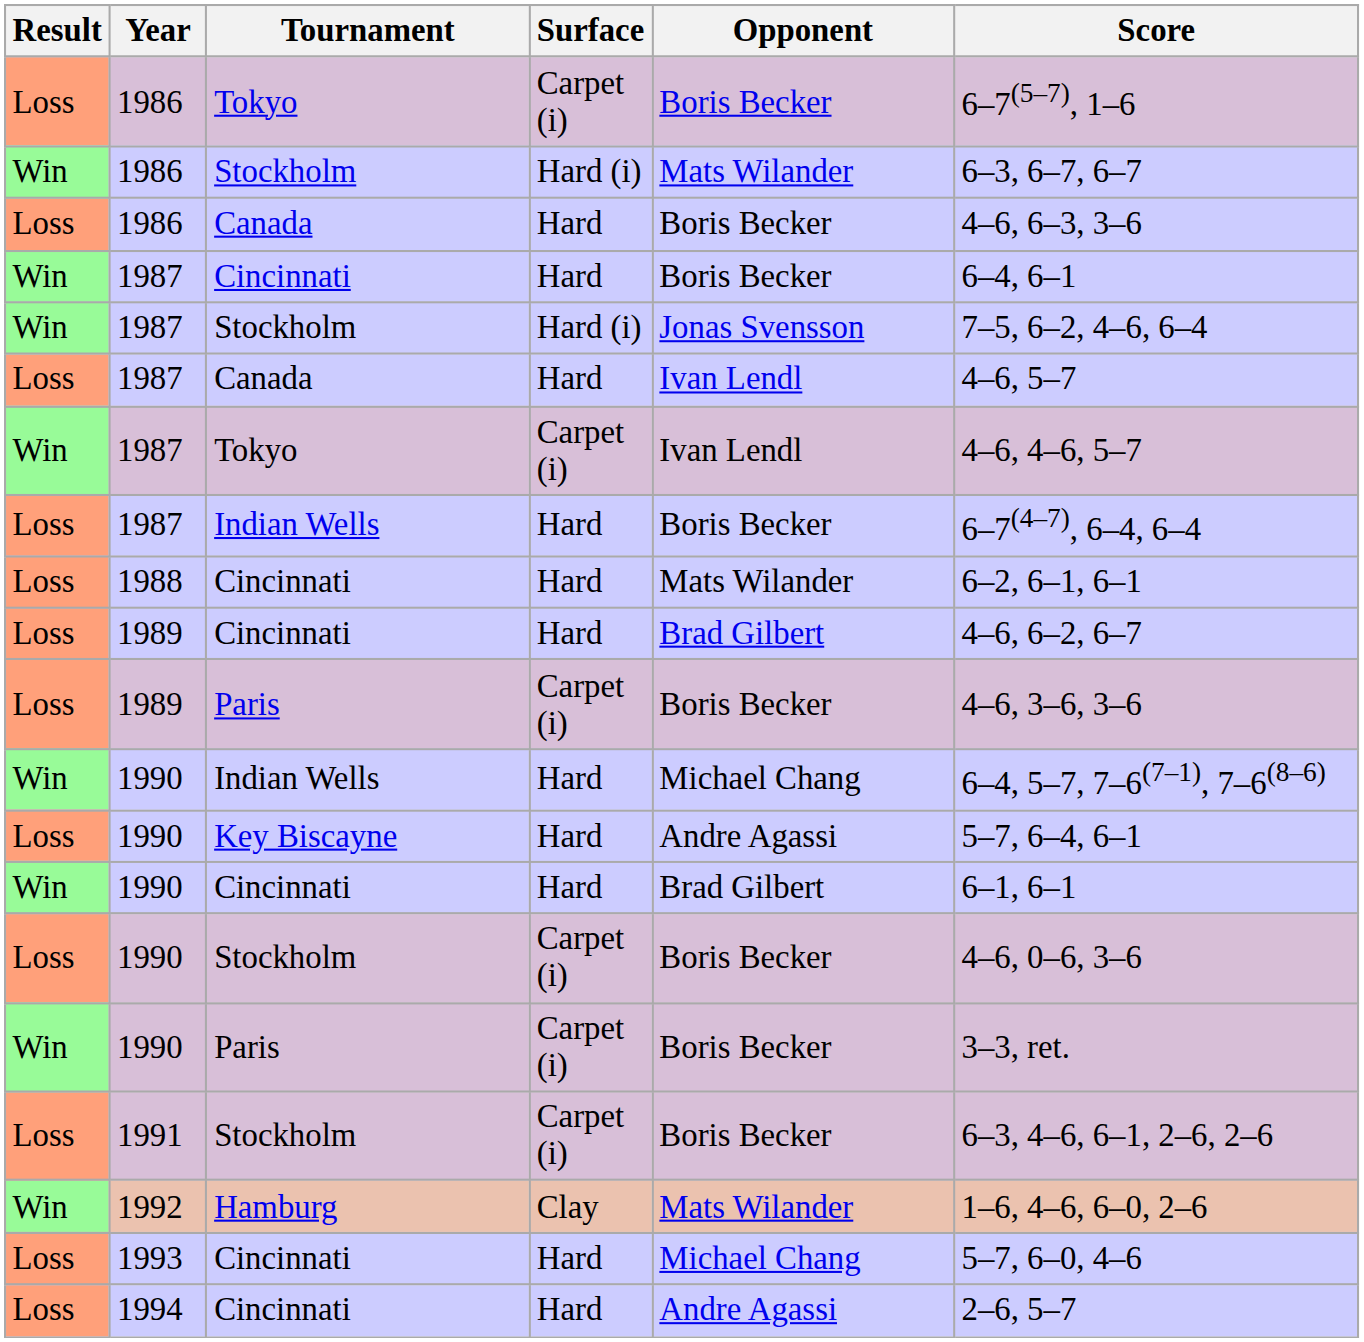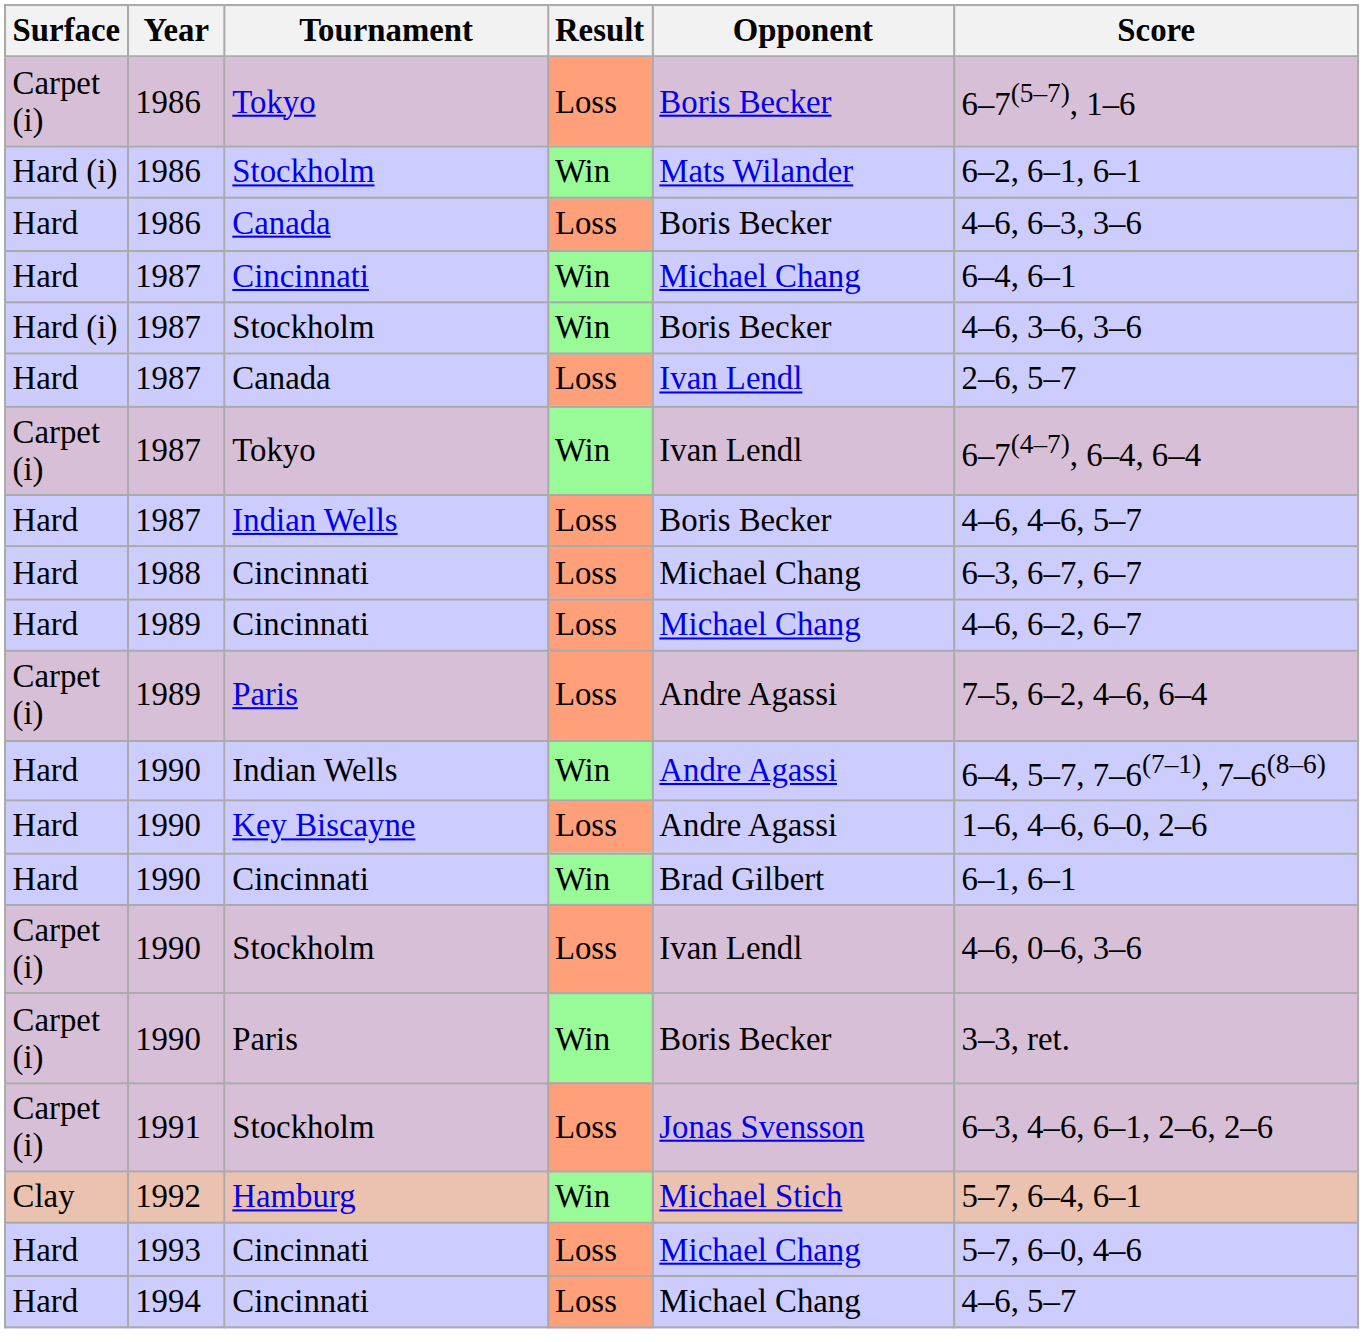columns swapped: (57, 30) <-> (590, 30)
(1052, 171) 6–3, 6–7, 6–7 -> (1052, 171) 6–2, 6–1, 6–1
(745, 275) Boris Becker -> (760, 275) Michael Chang
(762, 327) Jonas Svensson -> (745, 327) Boris Becker
(1084, 327) 7–5, 6–2, 4–6, 6–4 -> (1052, 327) 4–6, 3–6, 3–6
(1019, 379) 4–6, 5–7 -> (1019, 379) 2–6, 5–7
(1052, 449) 4–6, 4–6, 5–7 -> (1081, 449) 6–7(4–7), 6–4, 6–4
(1081, 524) 6–7(4–7), 6–4, 6–4 -> (1052, 520) 4–6, 4–6, 5–7
(756, 581) Mats Wilander -> (760, 572) Michael Chang
(1052, 581) 6–2, 6–1, 6–1 -> (1052, 572) 6–3, 6–7, 6–7
(742, 633) Brad Gilbert -> (760, 624) Michael Chang
(745, 703) Boris Becker -> (748, 694) Andre Agassi
(1052, 703) 4–6, 3–6, 3–6 -> (1084, 694) 7–5, 6–2, 4–6, 6–4
(760, 778) Michael Chang -> (748, 769) Andre Agassi
(1052, 835) 5–7, 6–4, 6–1 -> (1084, 826) 1–6, 4–6, 6–0, 2–6
(745, 957) Boris Becker -> (731, 948) Ivan Lendl
(745, 1135) Boris Becker -> (762, 1126) Jonas Svensson
(756, 1205) Mats Wilander -> (751, 1197) Michael Stich
(1084, 1205) 1–6, 4–6, 6–0, 2–6 -> (1052, 1197) 5–7, 6–4, 6–1
(748, 1310) Andre Agassi -> (760, 1301) Michael Chang
(1019, 1310) 2–6, 5–7 -> (1019, 1301) 4–6, 5–7
